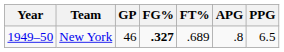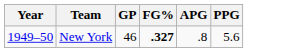- column: (195, 15)
(267, 37) 6.5 -> (231, 37) 5.6
